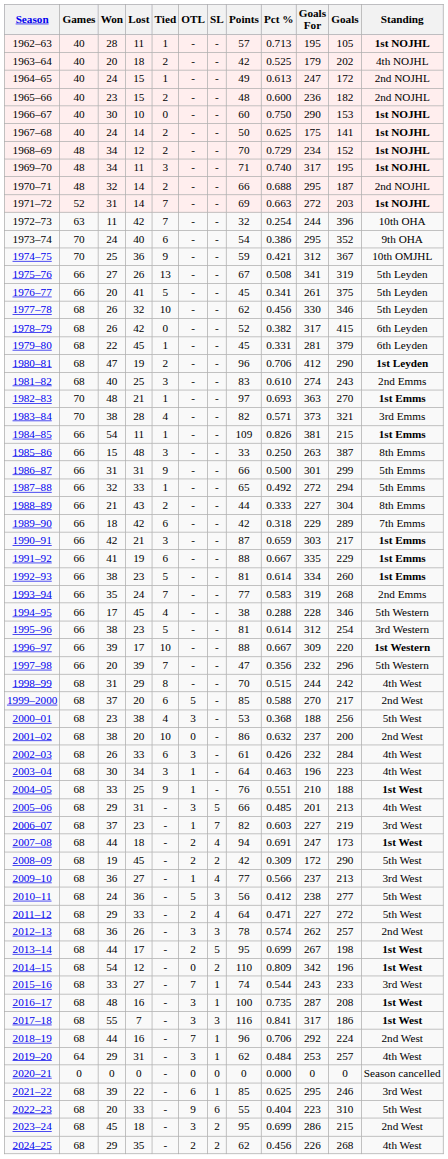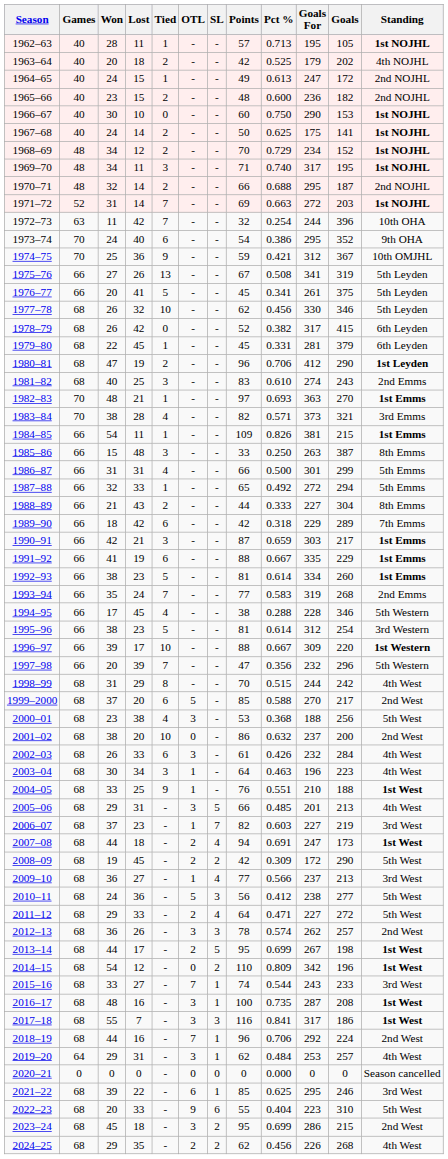(165, 470) 9 -> (165, 470) 4
